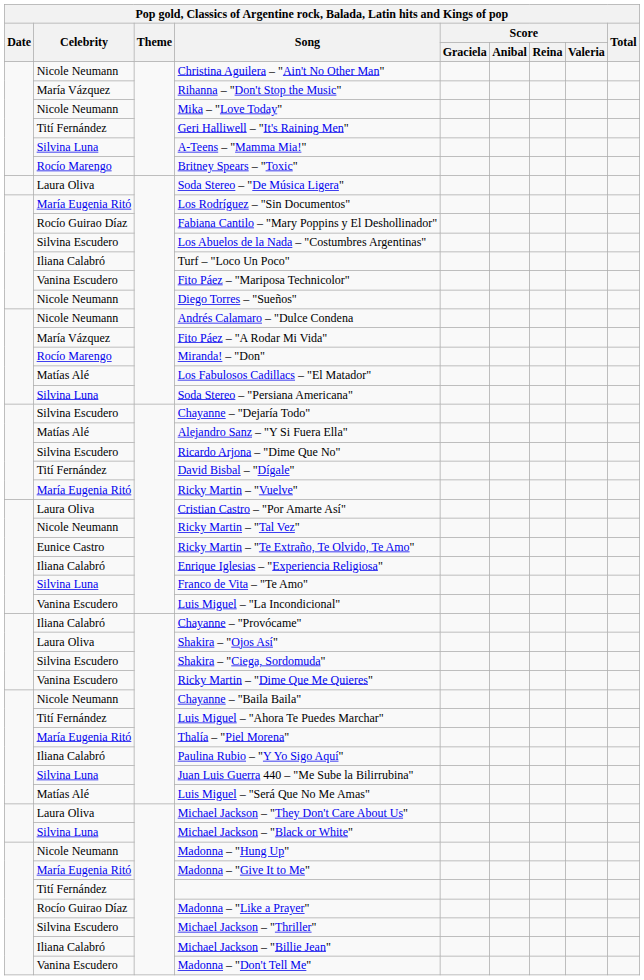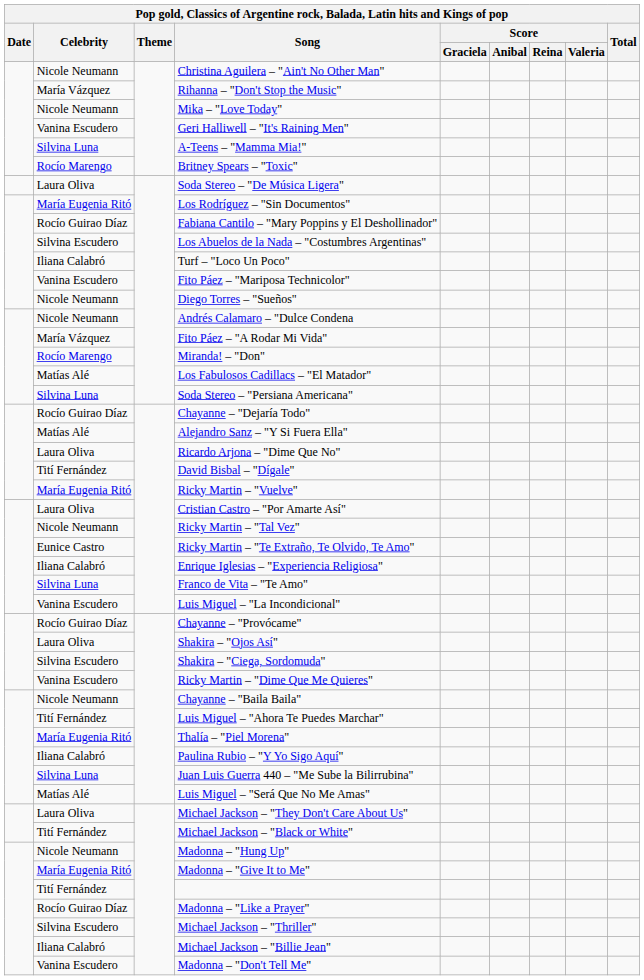(72, 128) Tití Fernández -> (77, 128) Vanina Escudero
(77, 413) Silvina Escudero -> (82, 413) Rocío Guirao Díaz
(77, 451) Silvina Escudero -> (65, 451) Laura Oliva
(71, 623) Iliana Calabró -> (82, 623) Rocío Guirao Díaz
(67, 832) Silvina Luna -> (72, 832) Tití Fernández
